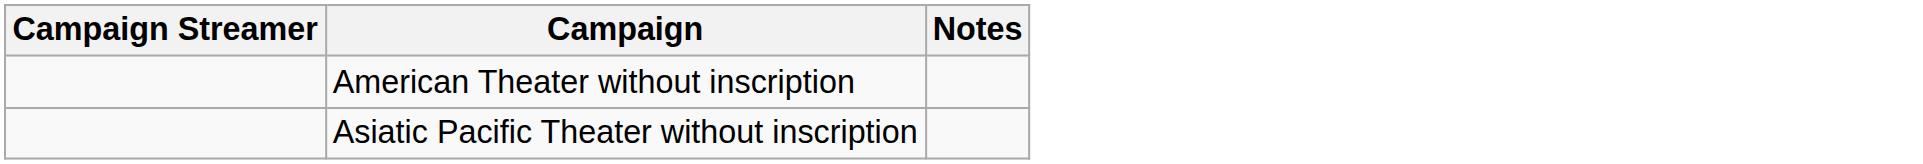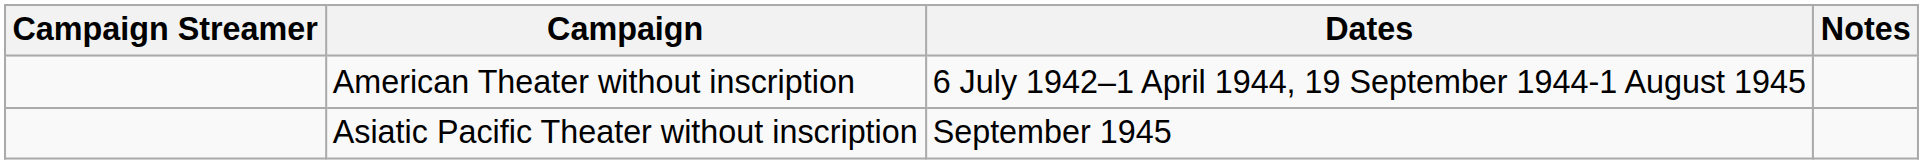+ column: (1369, 30)
